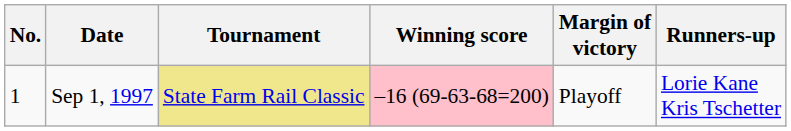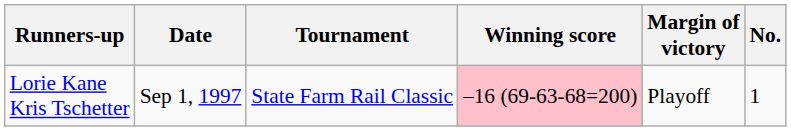columns swapped: (25, 35) <-> (721, 35)
(264, 95) khaki background -> (352, 95) no background
